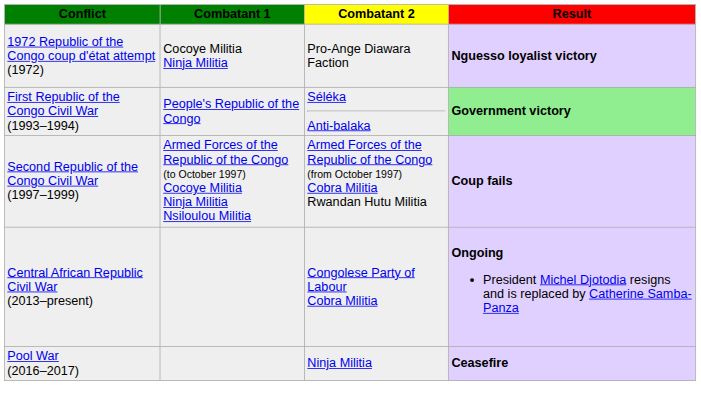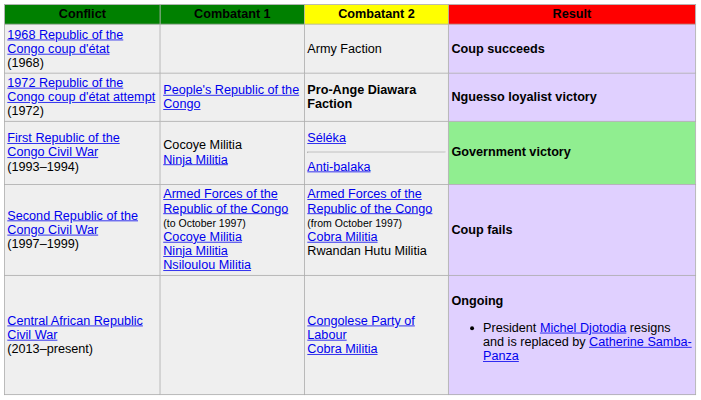+ row: (65, 48)
(203, 55) Cocoye Militia Ninja Militia -> (231, 97) People's Republic of the Congo
(359, 55) normal -> (362, 97) bold
(231, 111) People's Republic of the Congo -> (203, 152) Cocoye Militia Ninja Militia
- row: (43, 363)
